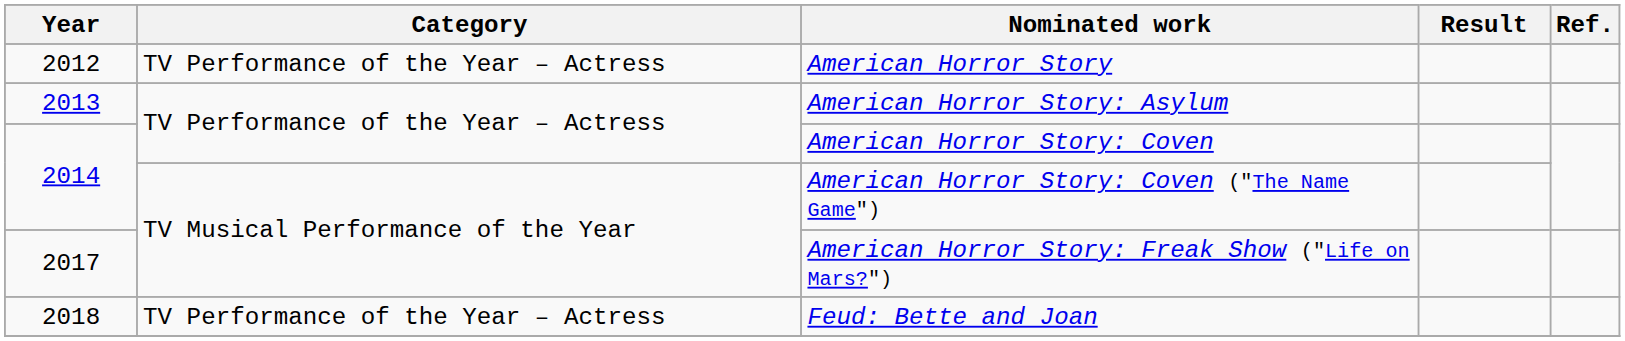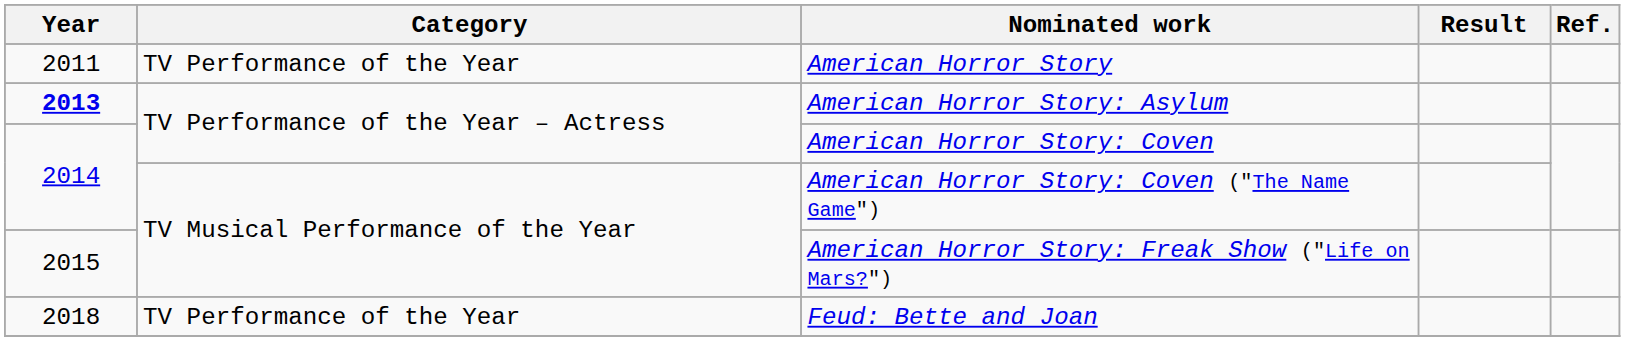(71, 64) 2012 -> (71, 64) 2011
(404, 64) TV Performance of the Year – Actress -> (332, 64) TV Performance of the Year
(71, 103) normal -> (71, 103) bold
(71, 264) 2017 -> (71, 264) 2015
(404, 317) TV Performance of the Year – Actress -> (332, 317) TV Performance of the Year
